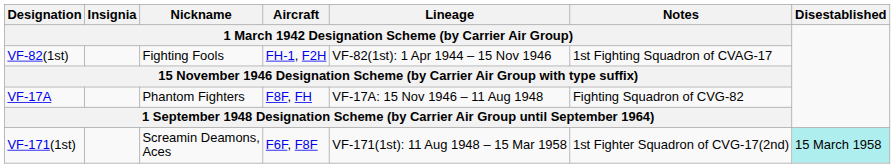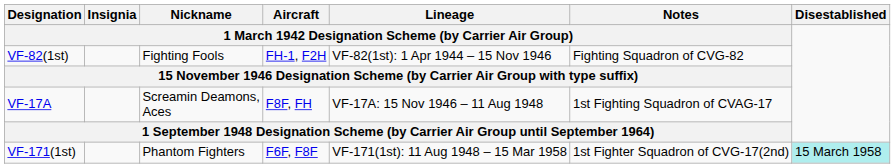(673, 55) 1st Fighting Squadron of CVAG-17 -> (658, 55) Fighting Squadron of CVG-82
(194, 96) Phantom Fighters -> (201, 104) Screamin Deamons, Aces
(658, 96) Fighting Squadron of CVG-82 -> (673, 104) 1st Fighting Squadron of CVAG-17
(201, 145) Screamin Deamons, Aces -> (194, 152) Phantom Fighters
